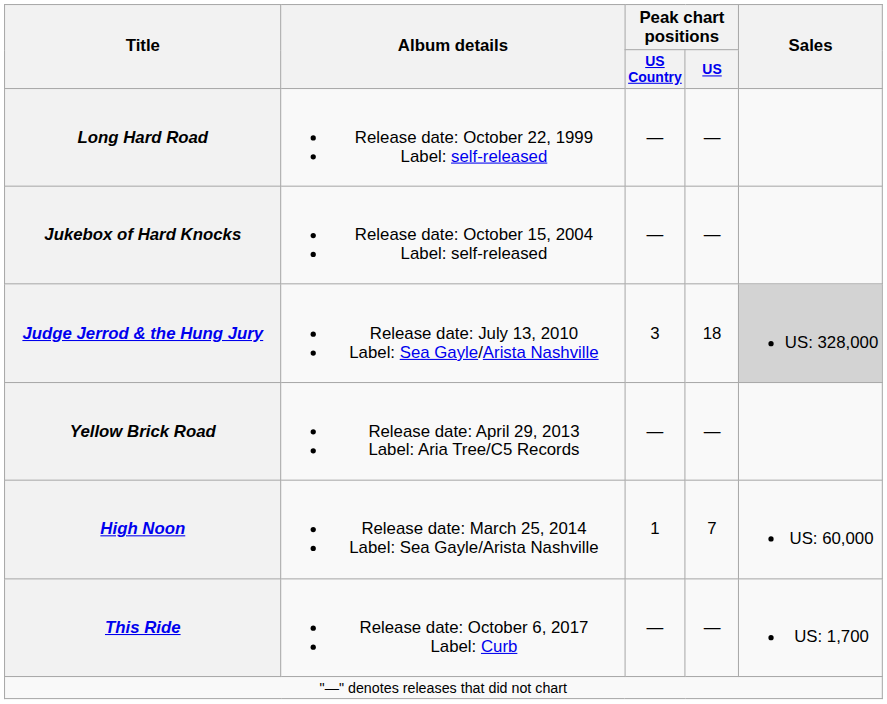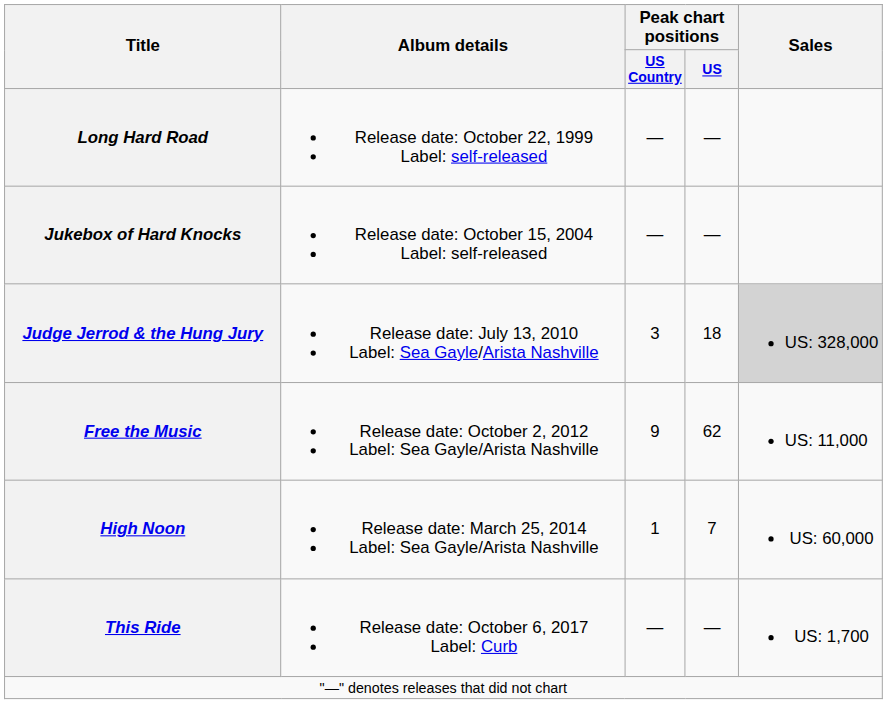+ row: (143, 431)
- row: (143, 431)
